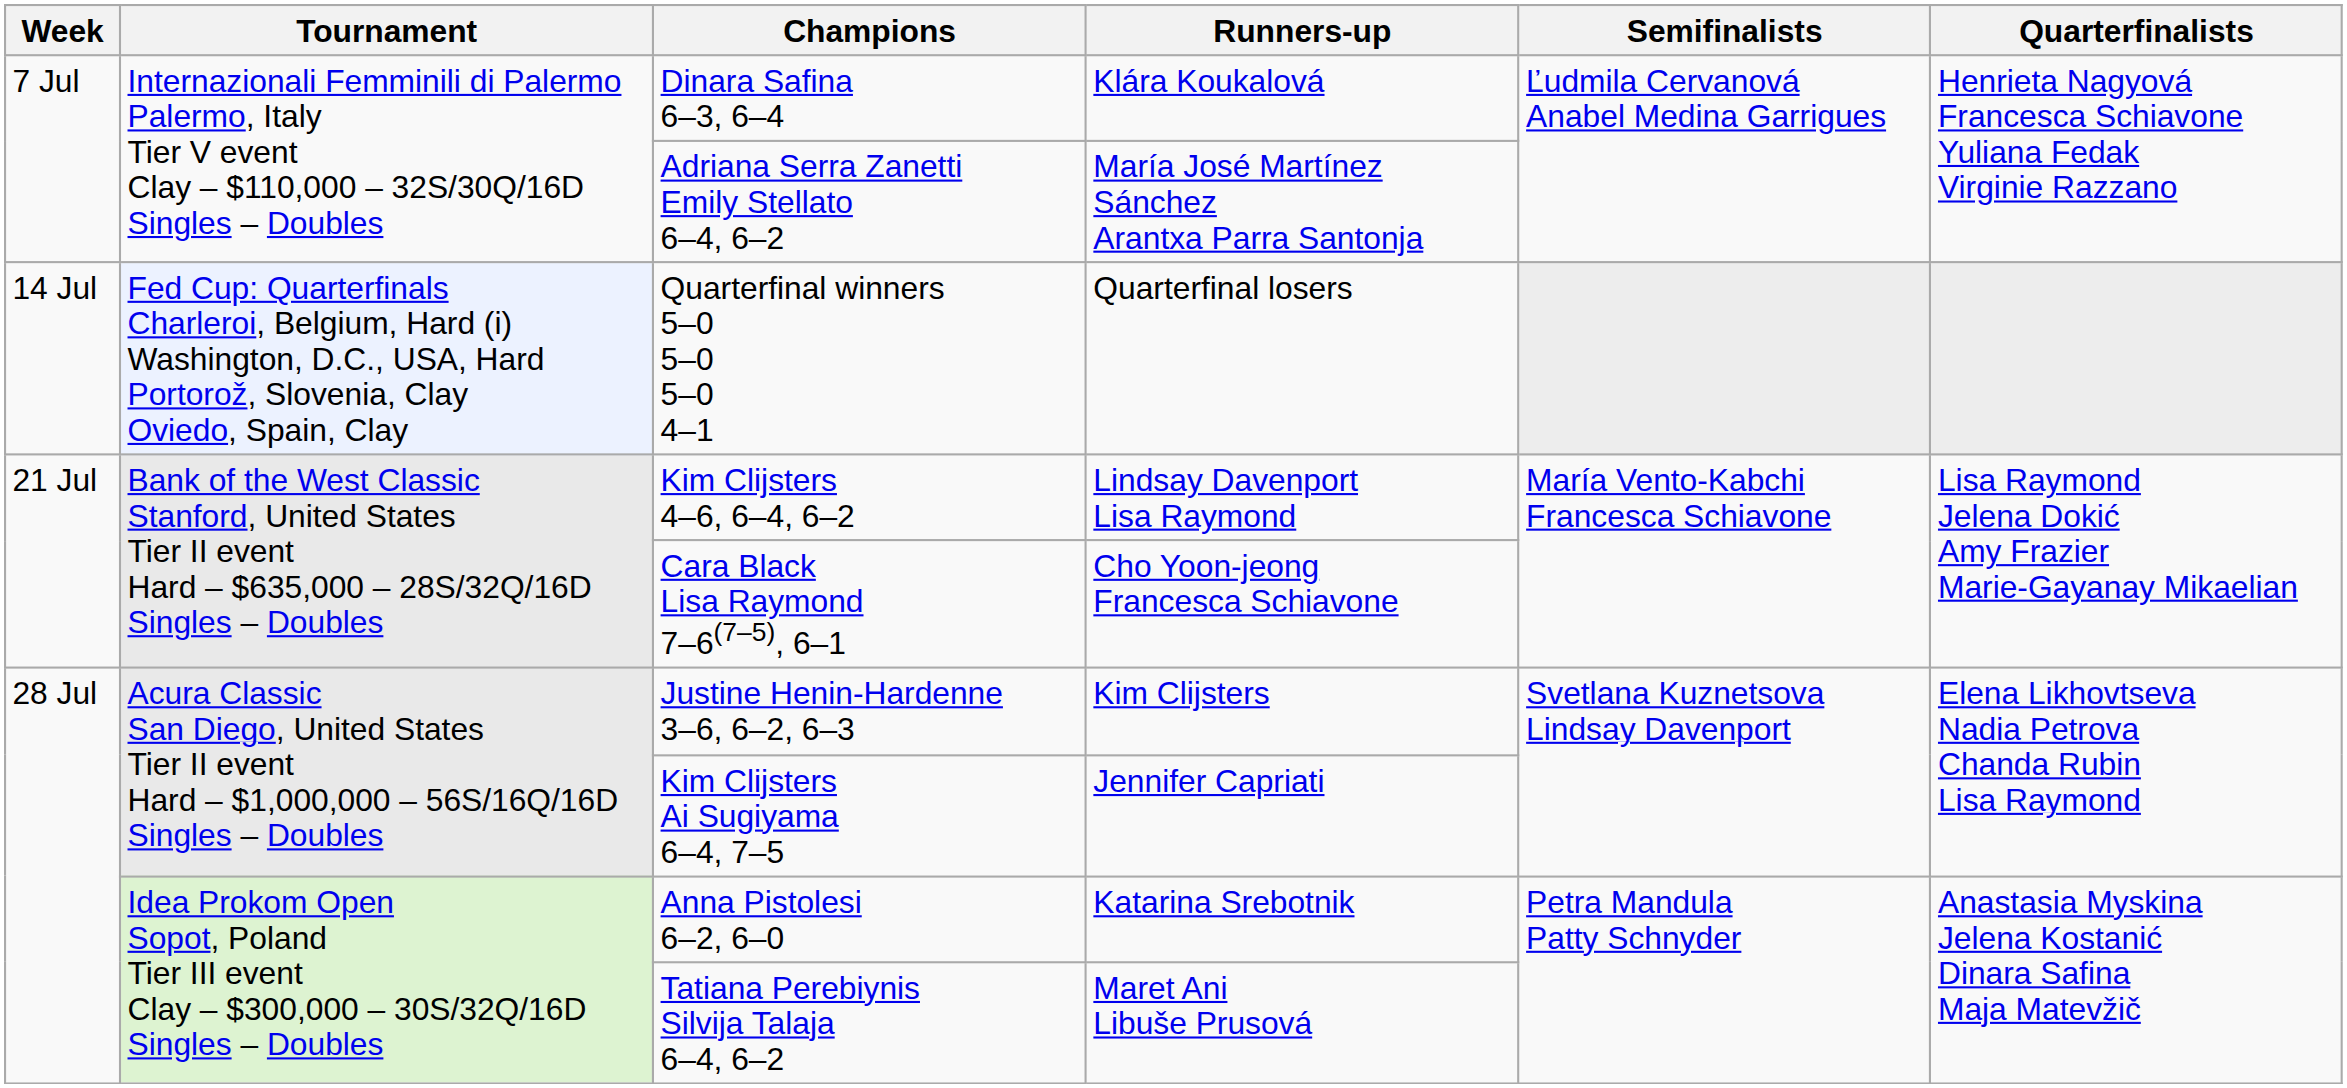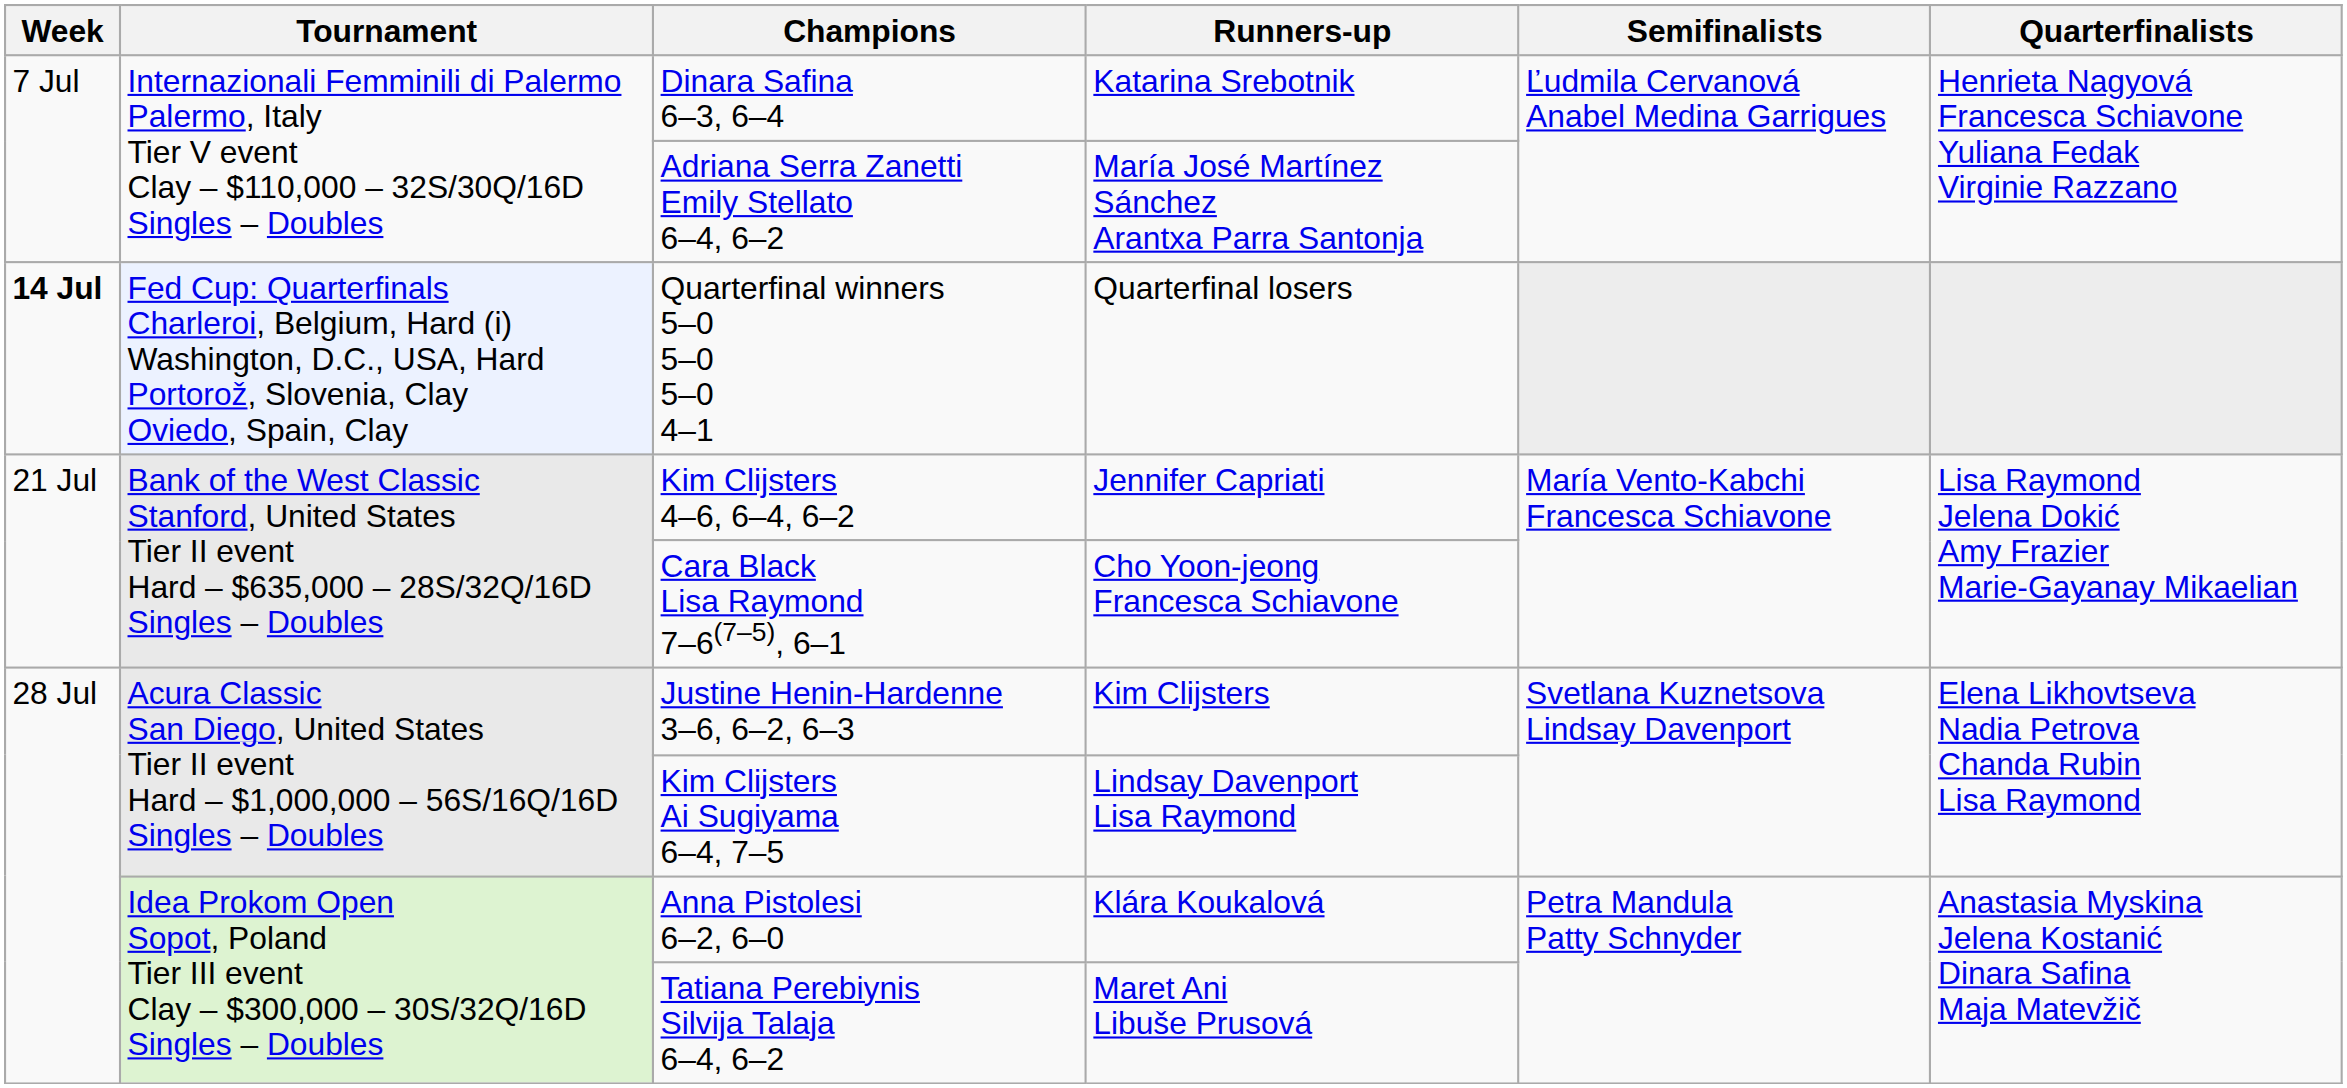(1209, 81) Klára Koukalová -> (1224, 81) Katarina Srebotnik
(55, 288) normal -> (57, 288) bold
(1226, 498) Lindsay Davenport Lisa Raymond -> (1209, 480) Jennifer Capriati
(1209, 780) Jennifer Capriati -> (1226, 797) Lindsay Davenport Lisa Raymond
(1224, 901) Katarina Srebotnik -> (1209, 901) Klára Koukalová
